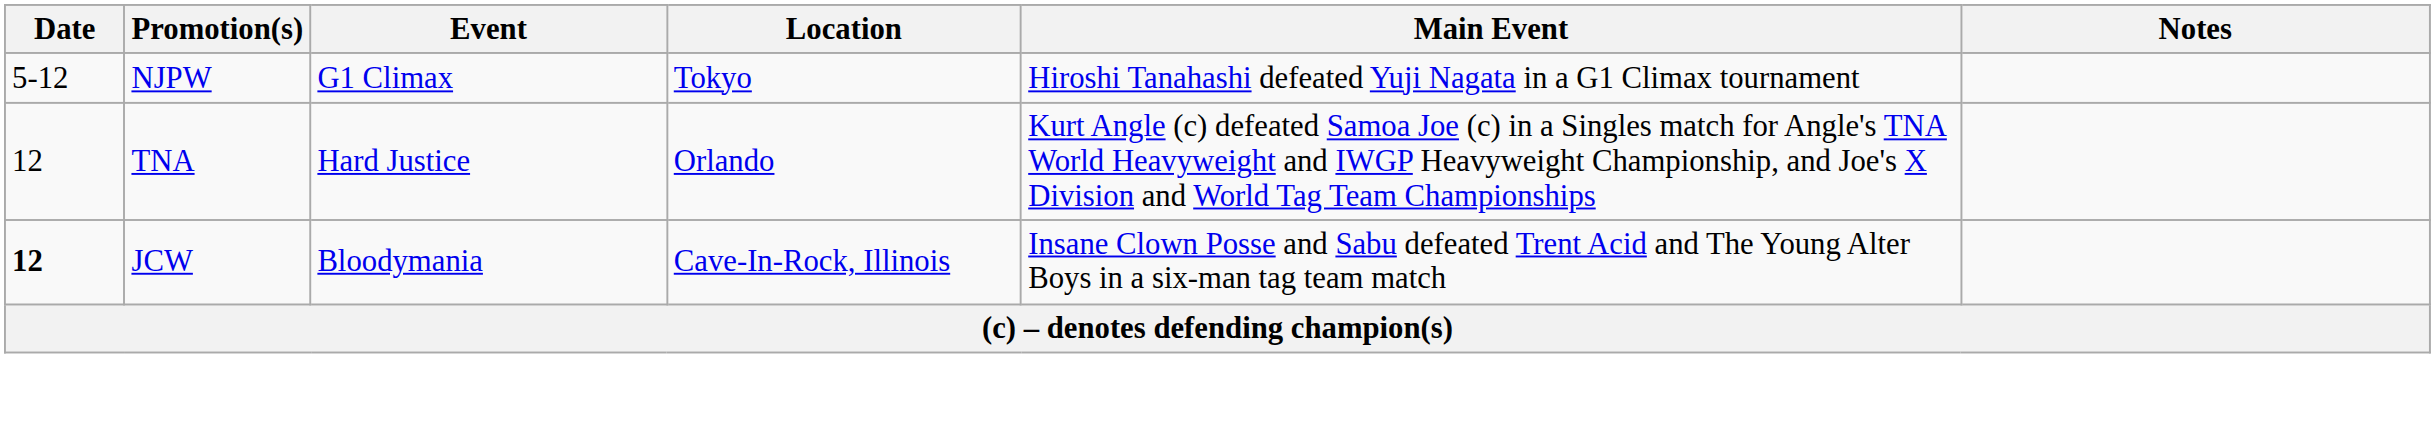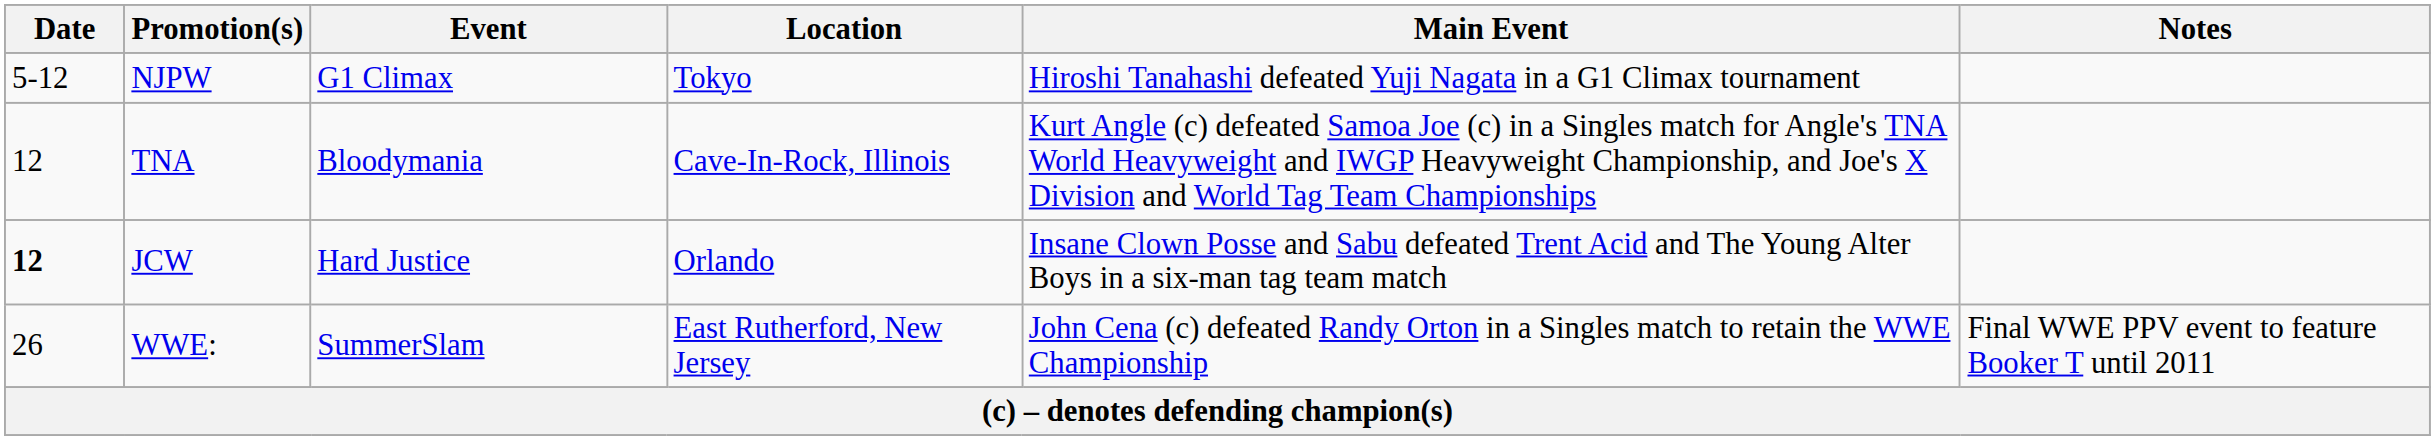(394, 160) Hard Justice -> (400, 160) Bloodymania
(724, 160) Orlando -> (812, 160) Cave-In-Rock, Illinois
(400, 261) Bloodymania -> (394, 261) Hard Justice
(812, 261) Cave-In-Rock, Illinois -> (724, 261) Orlando
+ row: (174, 344)
